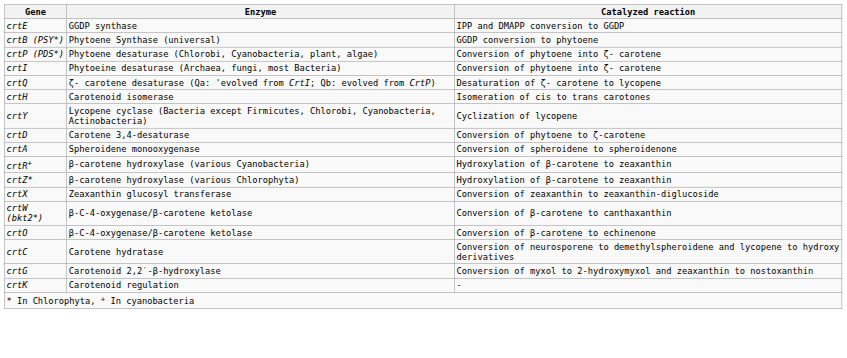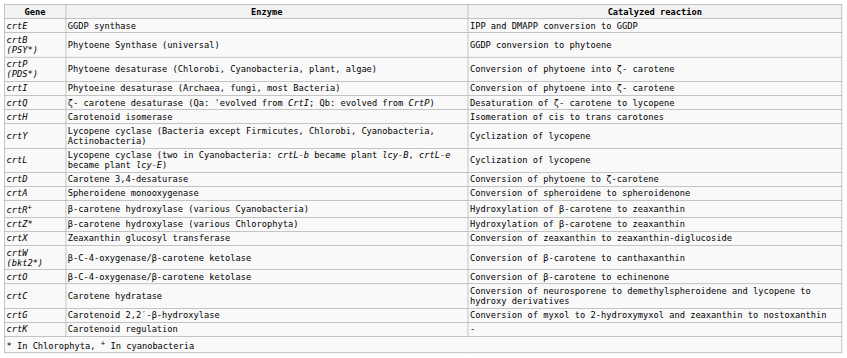+ row: (17, 160)
